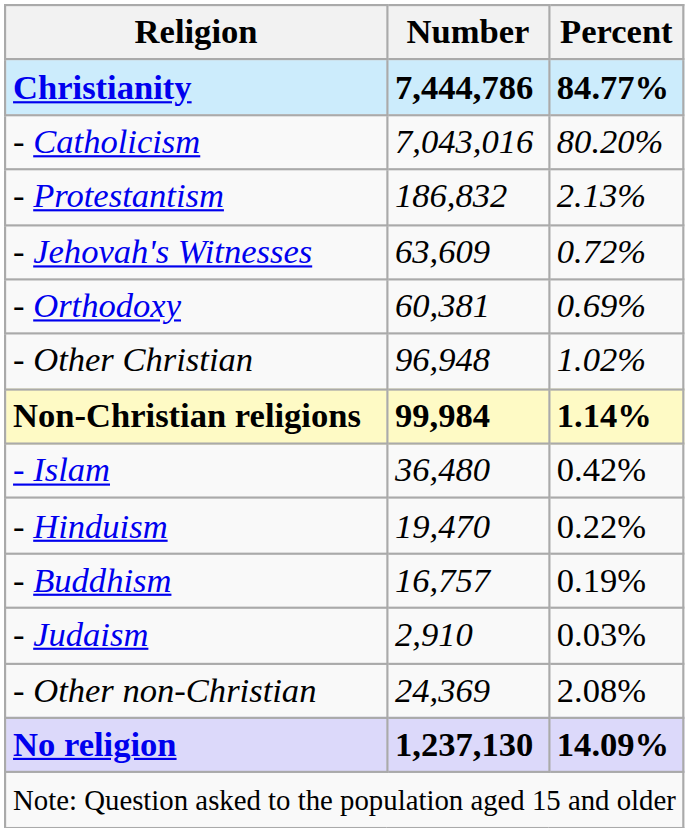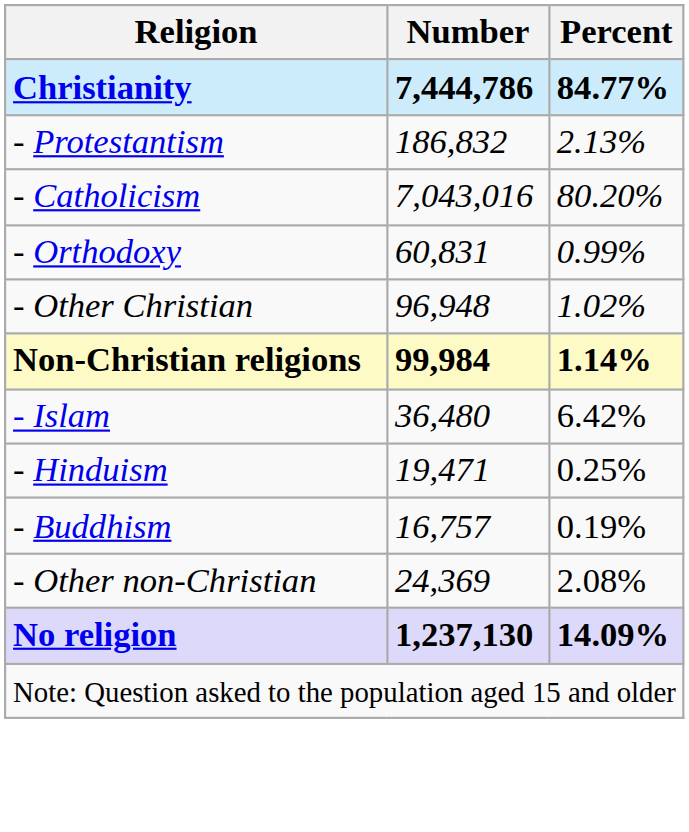rows swapped: (107, 141) <-> (118, 196)
- row: (163, 251)
(443, 305) 60,381 -> (443, 251) 60,831
(601, 305) 0.69% -> (601, 251) 0.99%
(601, 470) 0.42% -> (601, 415) 6.42%
(443, 525) 19,470 -> (443, 470) 19,471
(601, 525) 0.22% -> (601, 470) 0.25%
- row: (81, 634)
